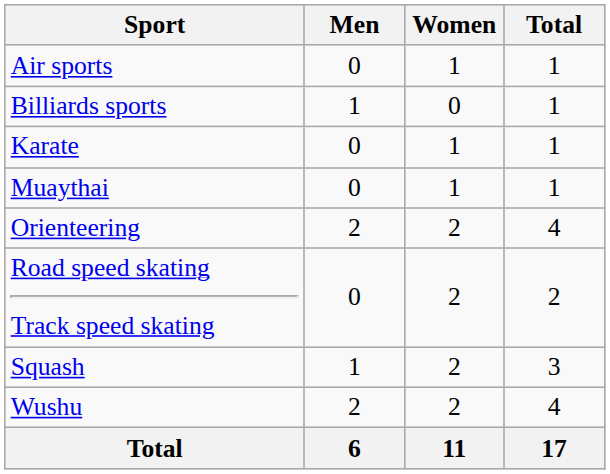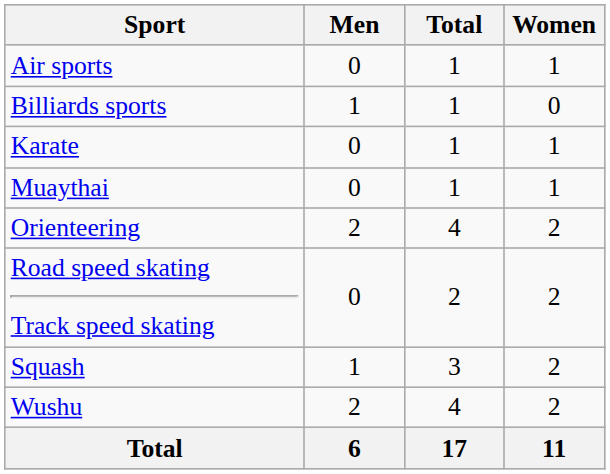columns swapped: (454, 24) <-> (554, 24)
